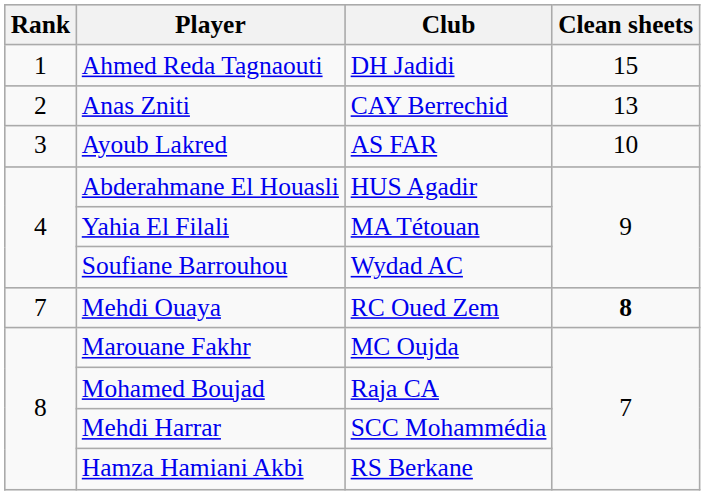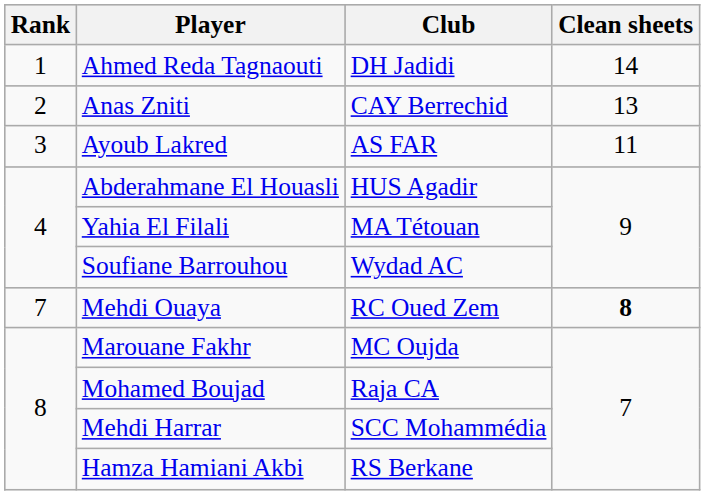(626, 65) 15 -> (626, 65) 14
(626, 145) 10 -> (626, 145) 11
